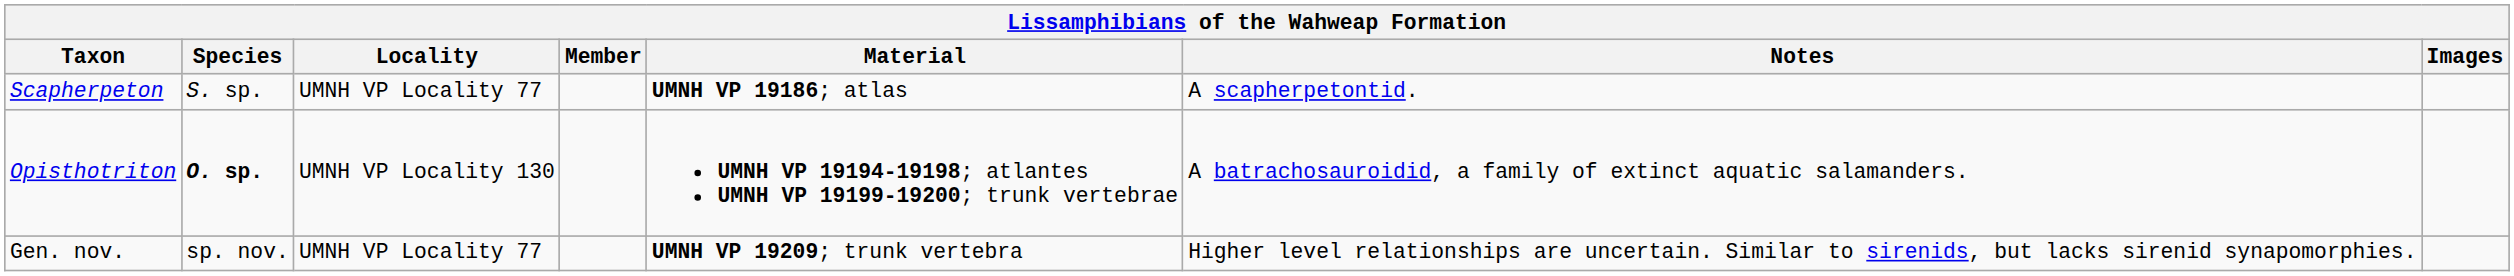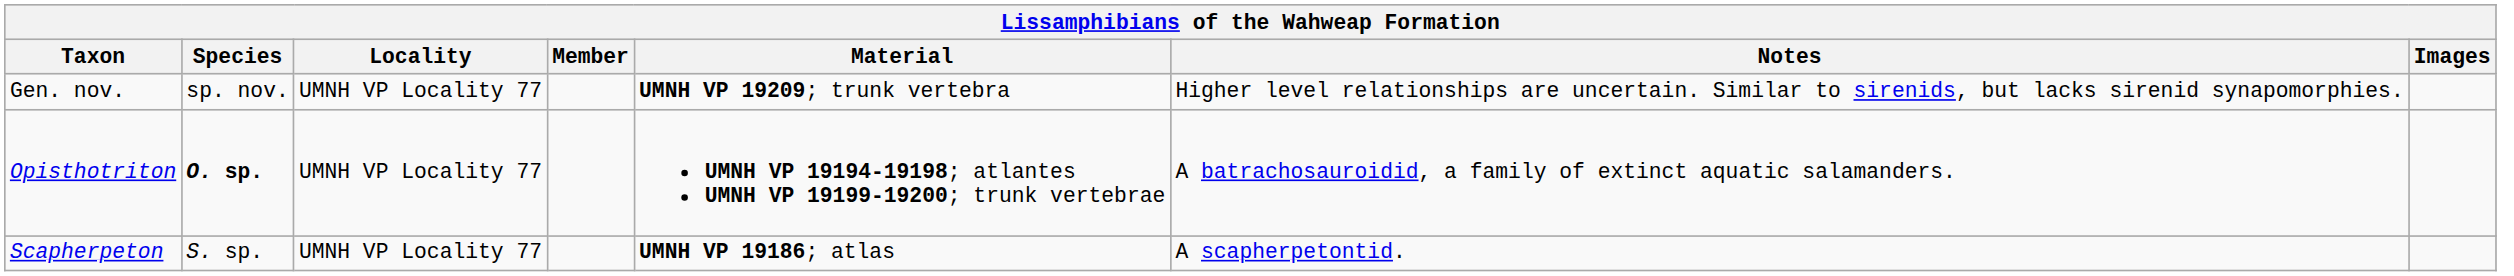rows swapped: (67, 253) <-> (87, 92)
(427, 172) UMNH VP Locality 130 -> (420, 172) UMNH VP Locality 77
